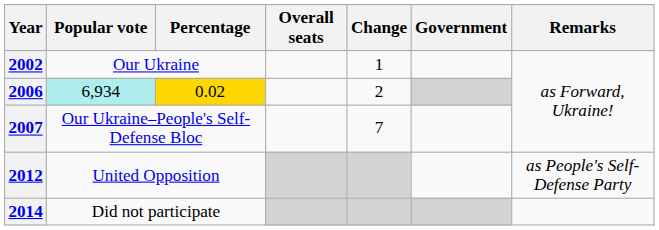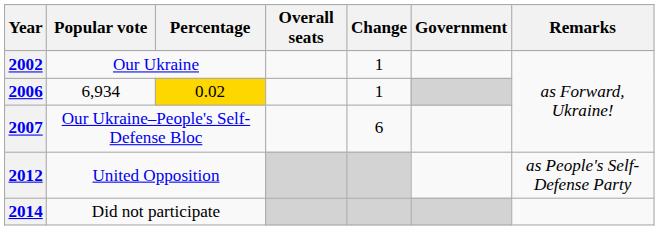(101, 91) paleturquoise background -> (101, 91) no background
(379, 91) 2 -> (379, 91) 1
(379, 128) 7 -> (379, 128) 6
